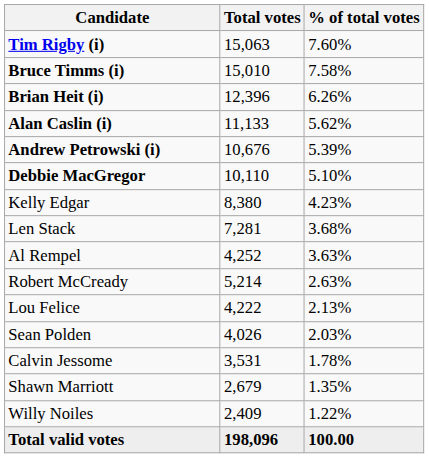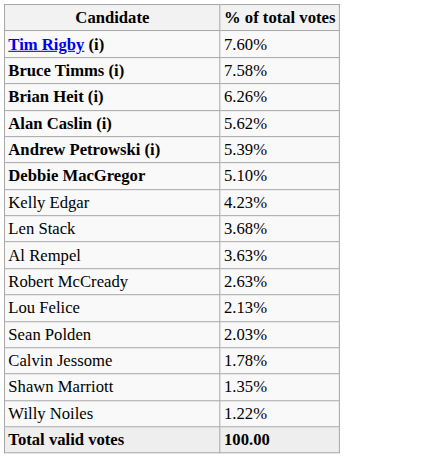- column: (262, 17)
